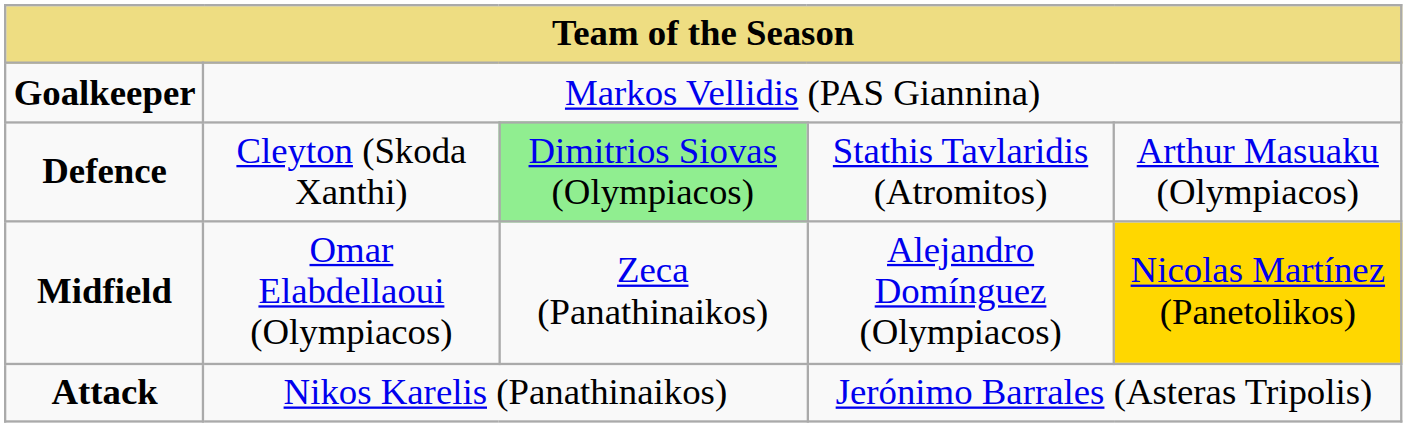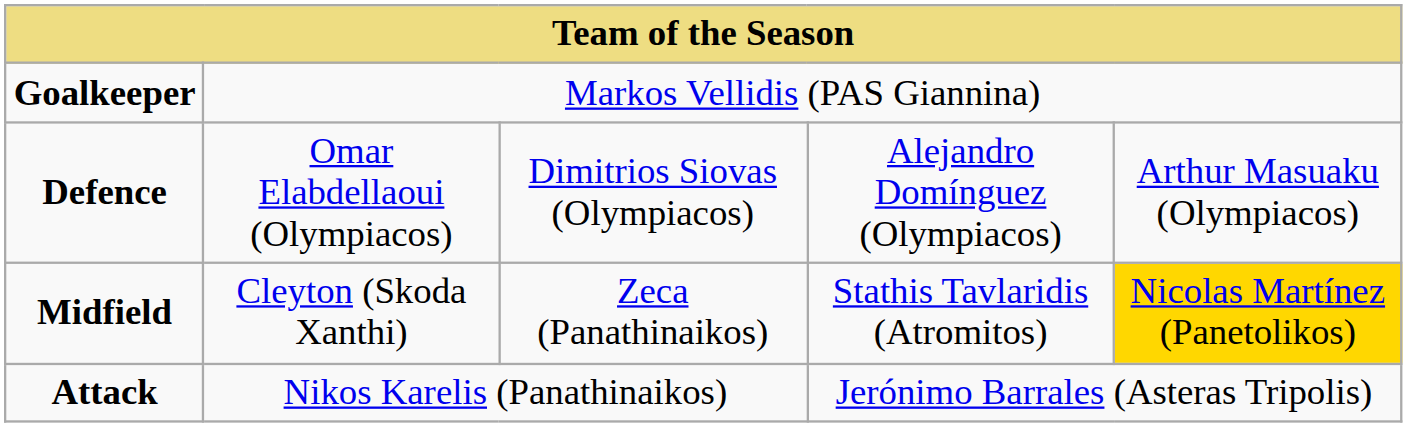(351, 171) Cleyton (Skoda Xanthi) -> (351, 191) Omar Elabdellaoui (Olympiacos)
(653, 171) lightgreen background -> (653, 191) no background
(961, 171) Stathis Tavlaridis (Atromitos) -> (961, 191) Alejandro Domínguez (Olympiacos)
(351, 291) Omar Elabdellaoui (Olympiacos) -> (351, 312) Cleyton (Skoda Xanthi)
(961, 291) Alejandro Domínguez (Olympiacos) -> (961, 312) Stathis Tavlaridis (Atromitos)
